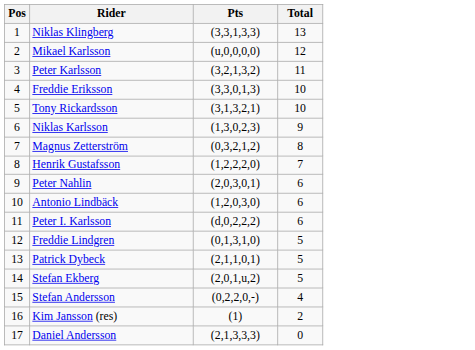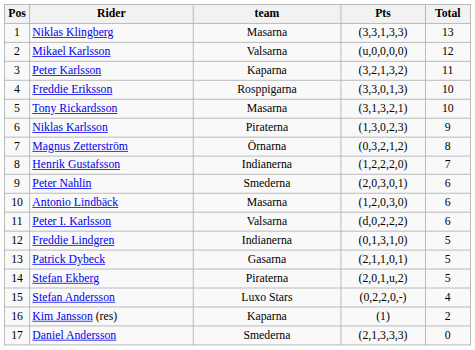+ column: (267, 13)
